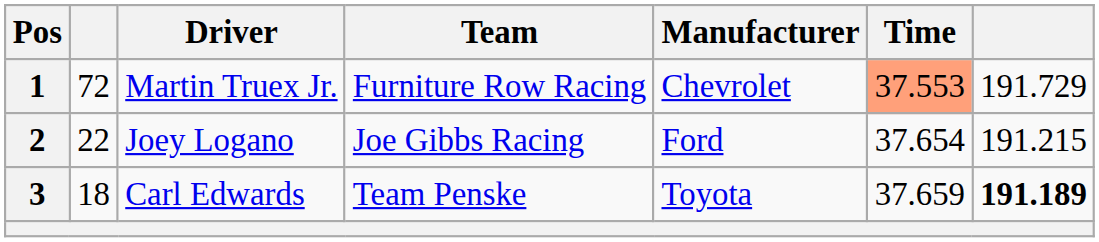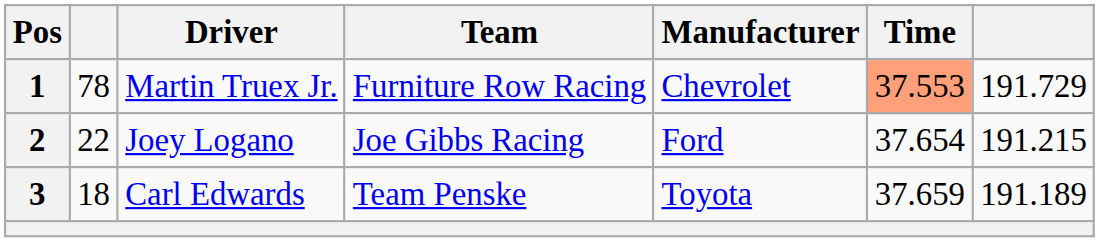(94, 85) 72 -> (94, 85) 78
(1034, 194) bold -> (1034, 194) normal
